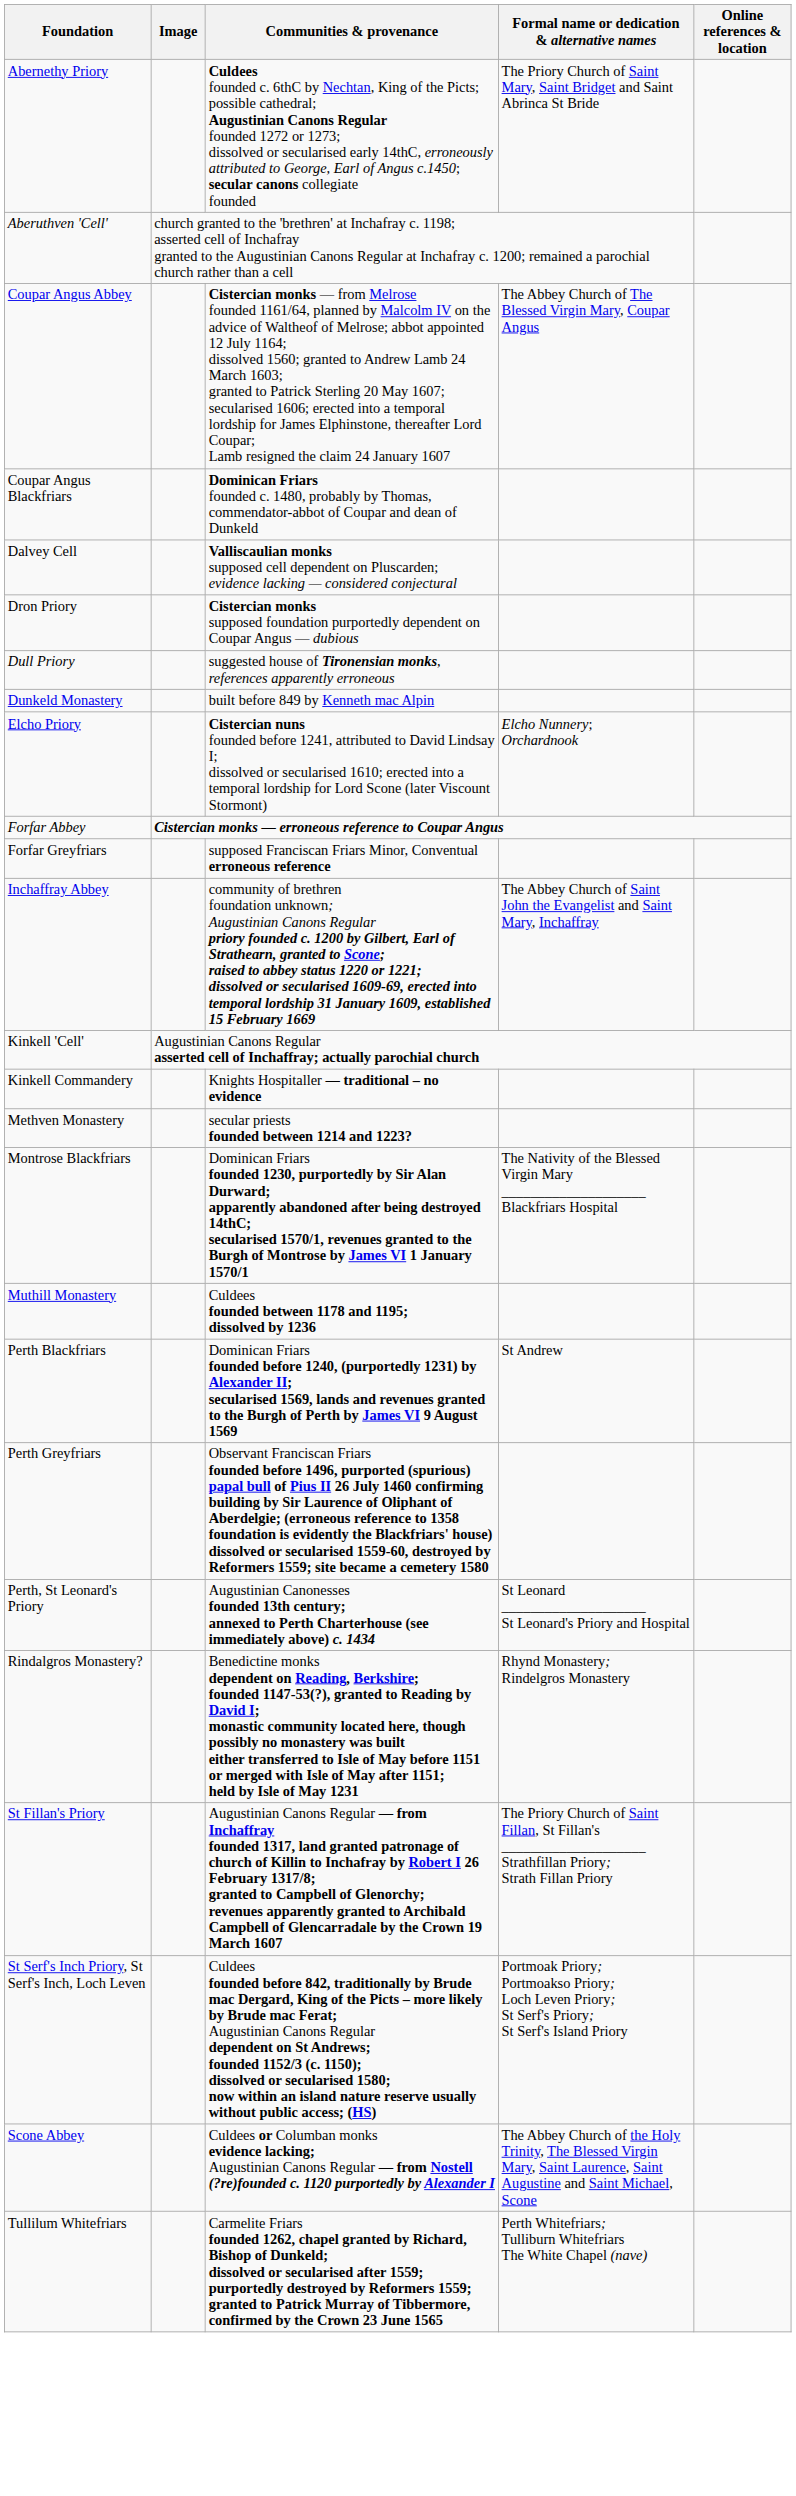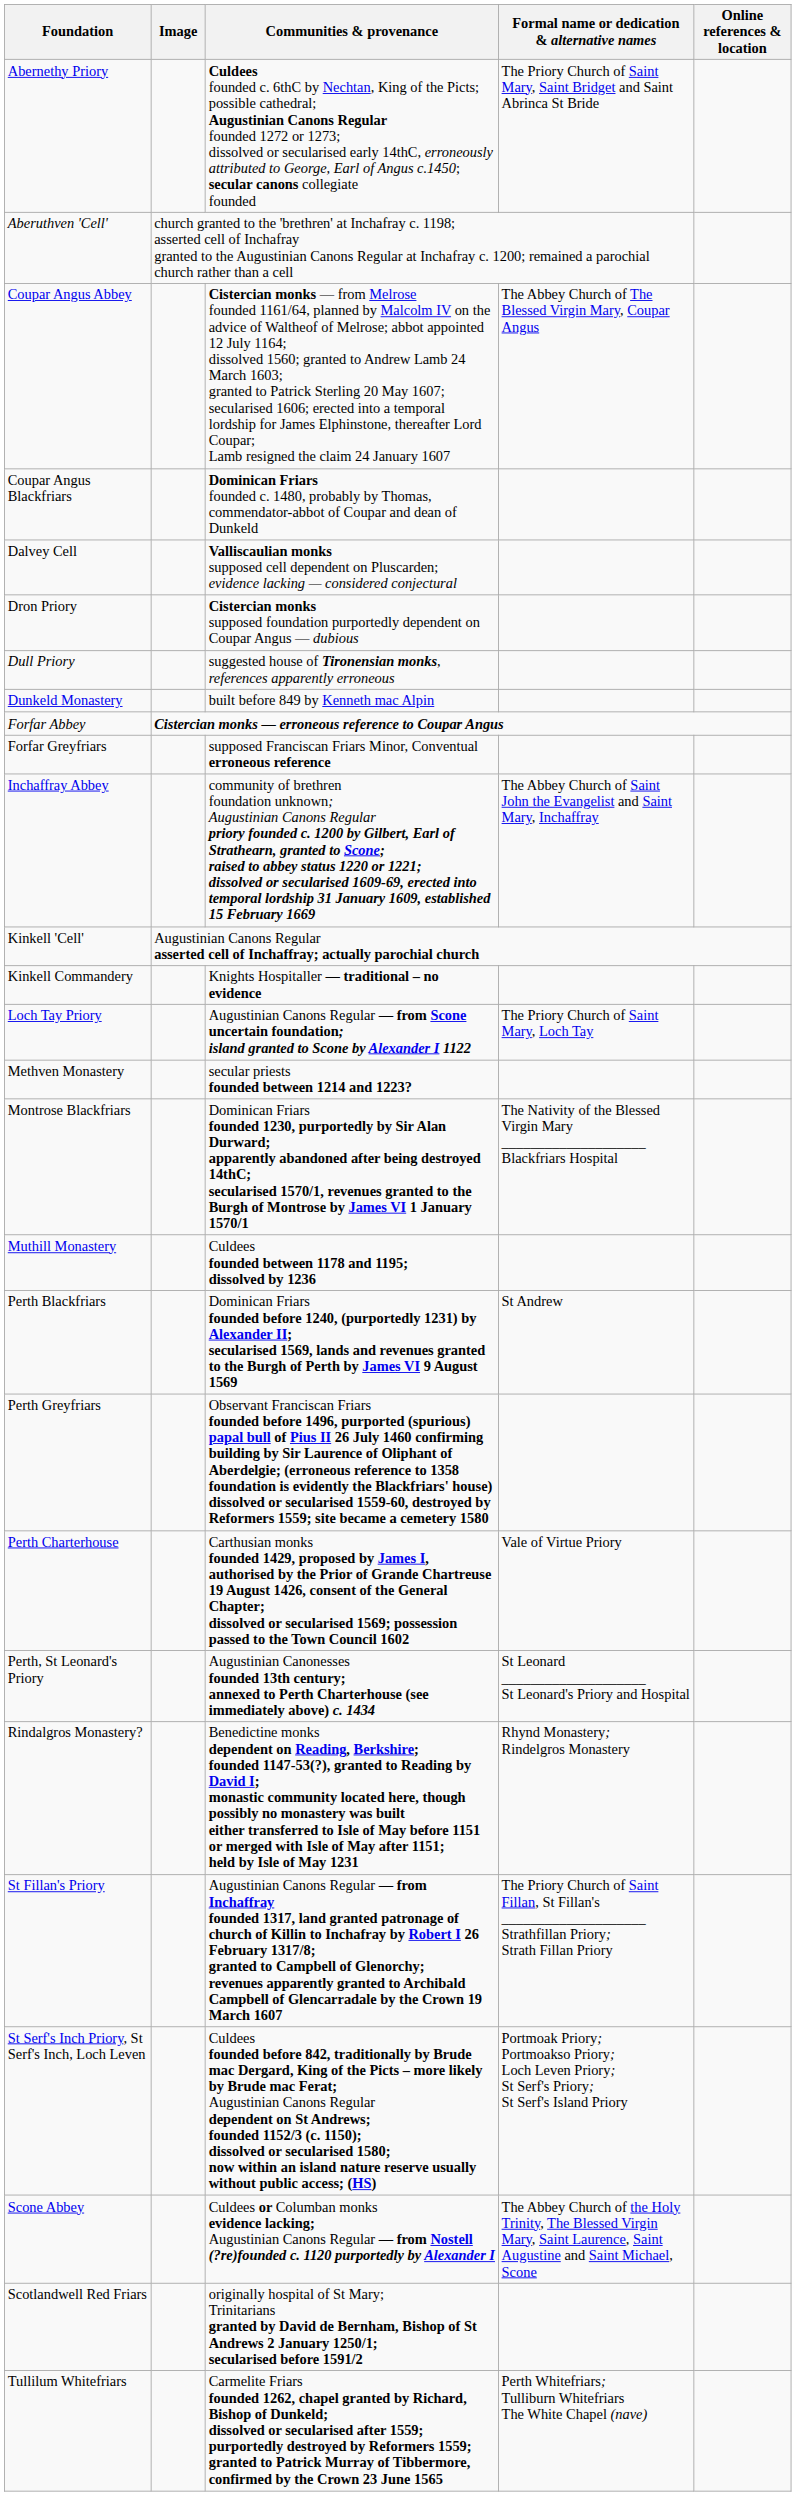- row: (44, 723)
+ row: (55, 1016)
+ row: (63, 1541)
+ row: (77, 2294)
